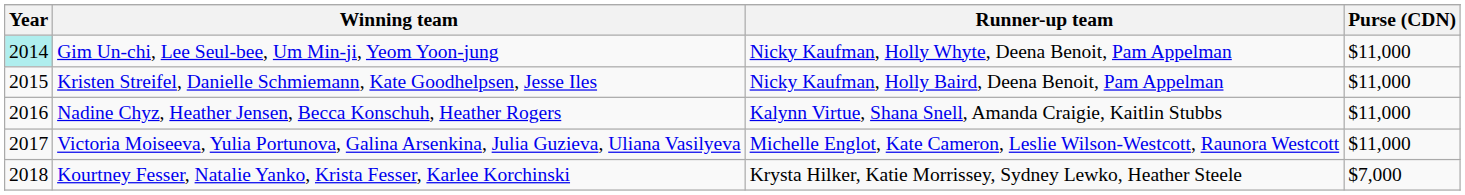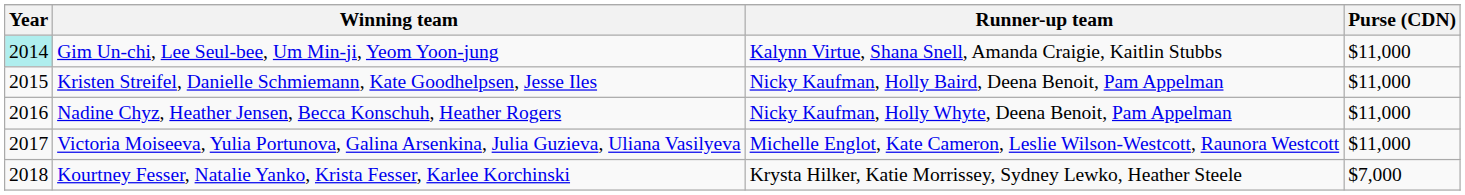(991, 50) Nicky Kaufman, Holly Whyte, Deena Benoit, Pam Appelman -> (986, 50) Kalynn Virtue, Shana Snell, Amanda Craigie, Kaitlin Stubbs
(986, 112) Kalynn Virtue, Shana Snell, Amanda Craigie, Kaitlin Stubbs -> (991, 112) Nicky Kaufman, Holly Whyte, Deena Benoit, Pam Appelman
